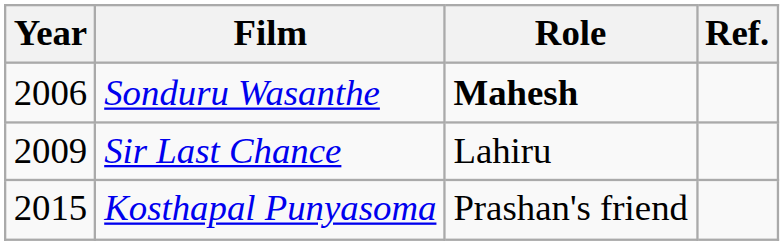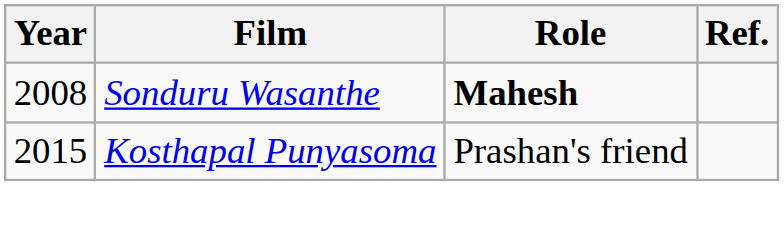(50, 92) 2006 -> (50, 92) 2008
- row: (223, 150)
